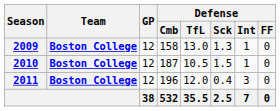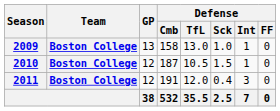(148, 47) 12 -> (148, 47) 13
(223, 47) 1.3 -> (223, 47) 1.0
(169, 81) 196 -> (169, 81) 191
